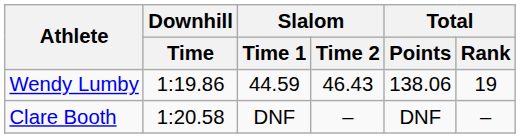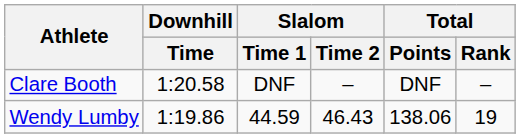rows swapped: (63, 117) <-> (74, 85)
